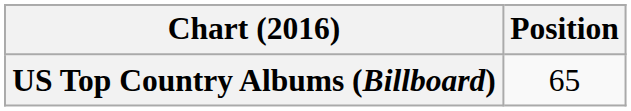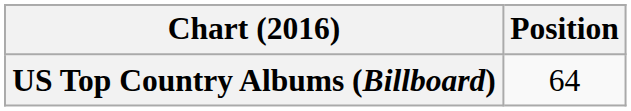(565, 79) 65 -> (565, 79) 64
